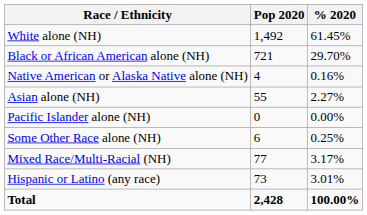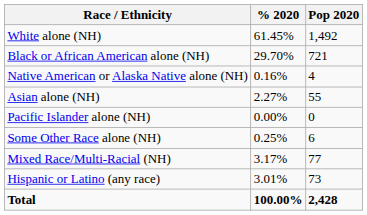columns swapped: (279, 14) <-> (335, 14)
